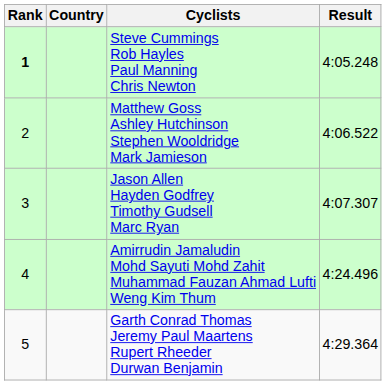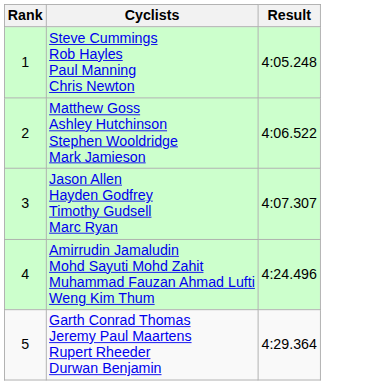- column: (76, 15)
(25, 62) bold -> (25, 62) normal
